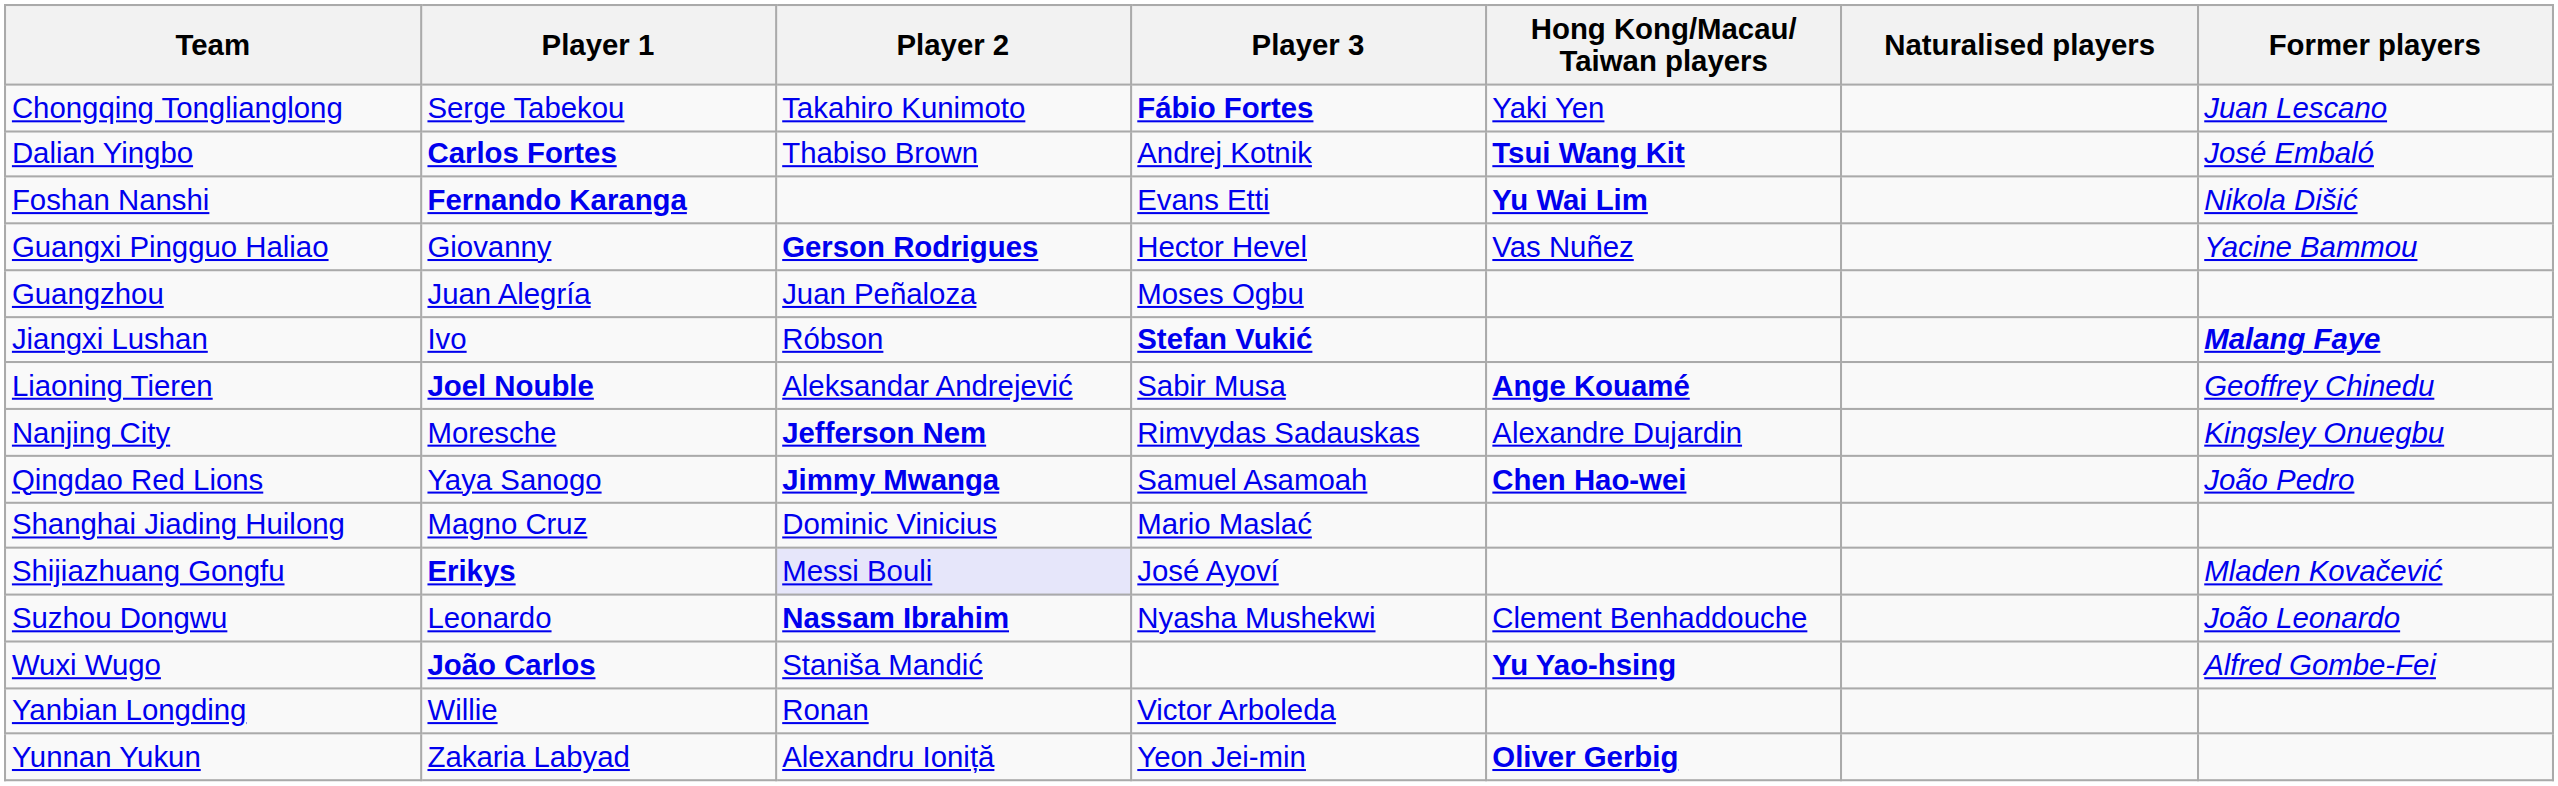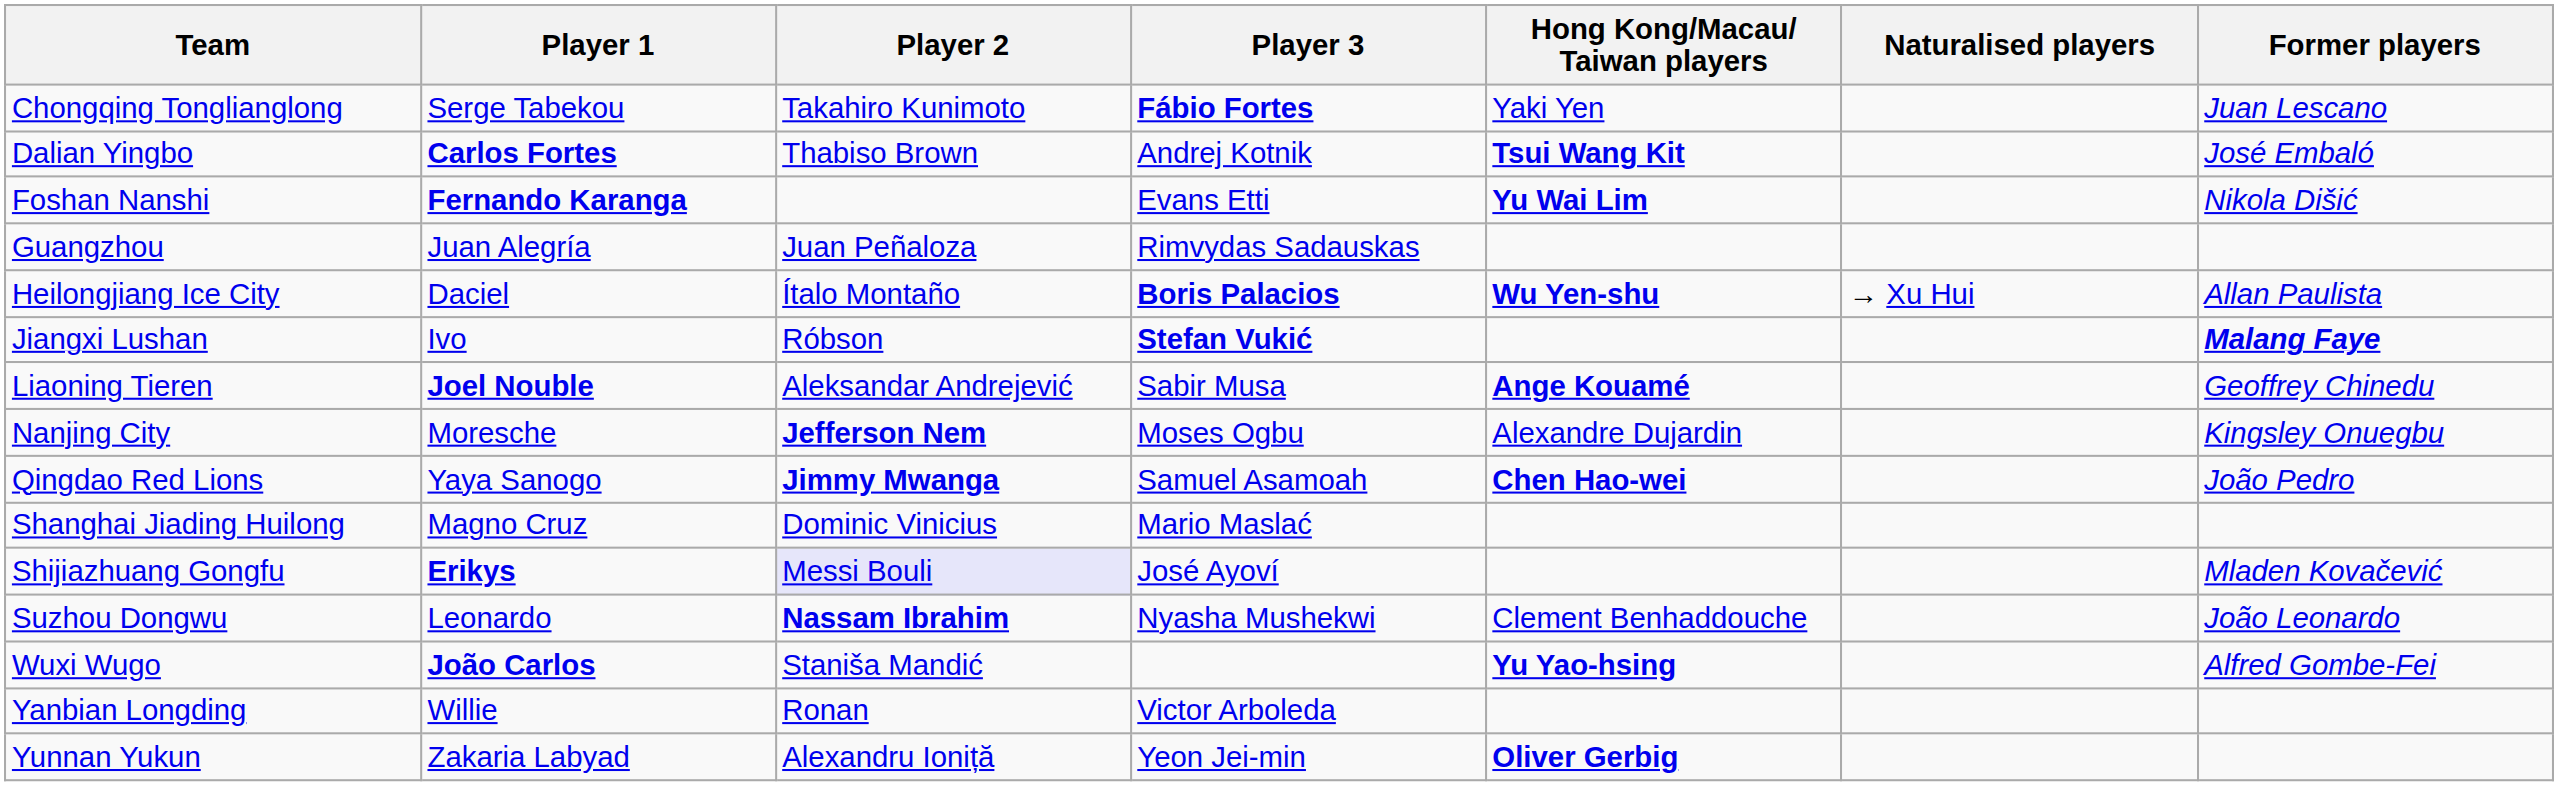- row: (170, 247)
(1221, 293) Moses Ogbu -> (1278, 247) Rimvydas Sadauskas
+ row: (146, 293)
(1278, 433) Rimvydas Sadauskas -> (1221, 433) Moses Ogbu
